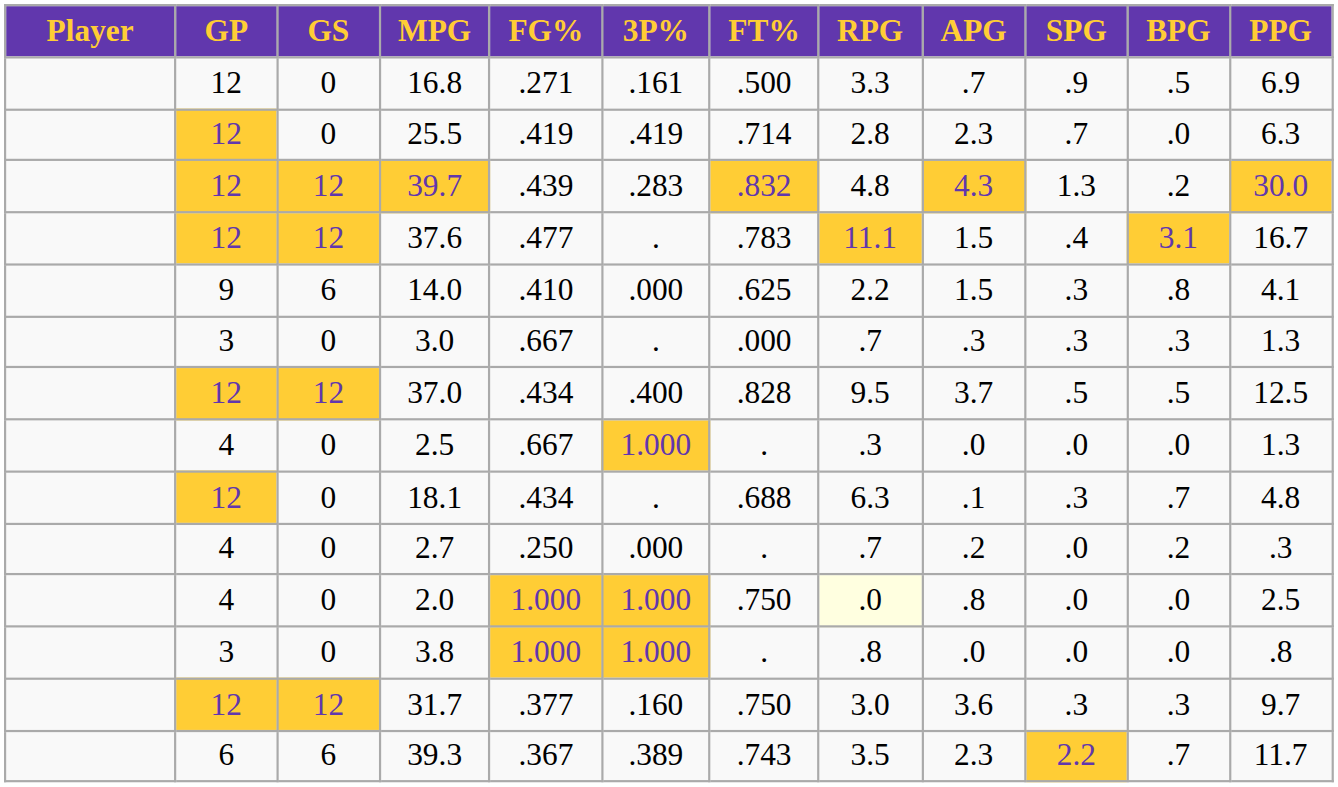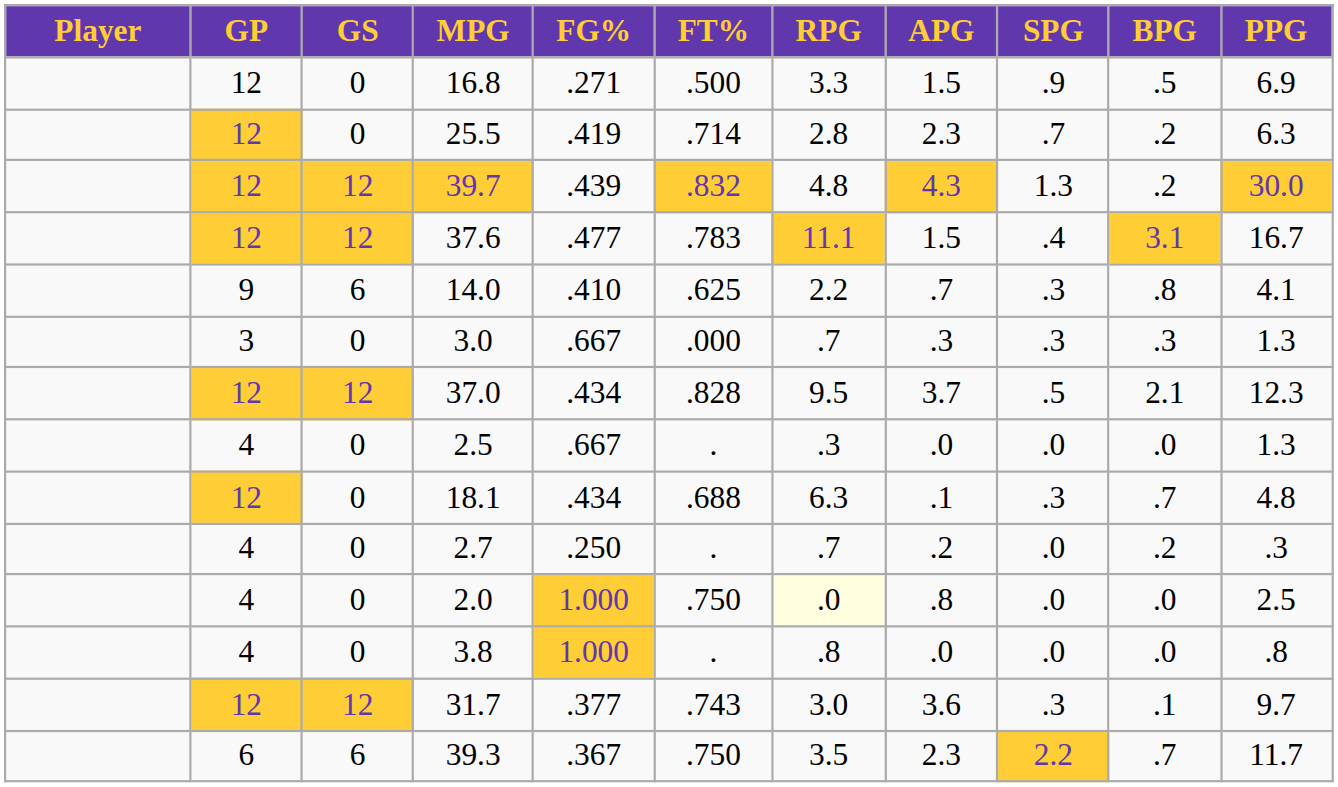- column: (656, 30)
(974, 82) .7 -> (941, 82) 1.5
(1178, 134) .0 -> (1165, 134) .2
(974, 289) 1.5 -> (941, 289) .7
(1178, 393) .5 -> (1165, 393) 2.1
(1281, 393) 12.5 -> (1276, 393) 12.3
(226, 652) 3 -> (246, 652) 4
(764, 703) .750 -> (713, 703) .743
(1178, 703) .3 -> (1165, 703) .1
(764, 755) .743 -> (713, 755) .750
